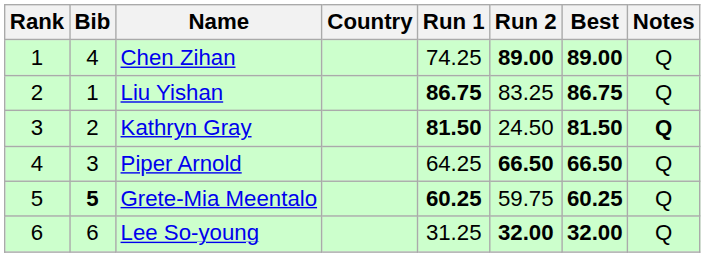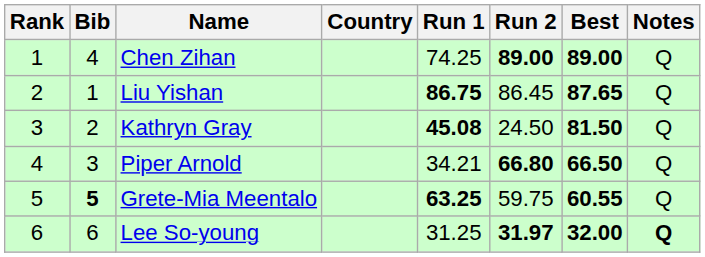(526, 92) 83.25 -> (526, 92) 86.45
(595, 92) 86.75 -> (595, 92) 87.65
(454, 127) 81.50 -> (454, 127) 45.08
(664, 127) bold -> (664, 127) normal
(454, 163) 64.25 -> (454, 163) 34.21
(526, 163) 66.50 -> (526, 163) 66.80
(454, 198) 60.25 -> (454, 198) 63.25
(595, 198) 60.25 -> (595, 198) 60.55
(526, 233) 32.00 -> (526, 233) 31.97
(664, 233) normal -> (664, 233) bold
